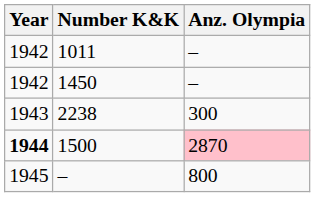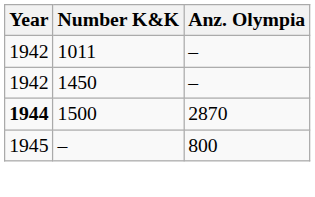- row: (77, 113)
(208, 144) pink background -> (208, 113) no background
